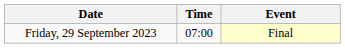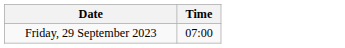- column: (281, 14)
